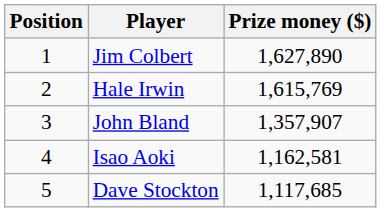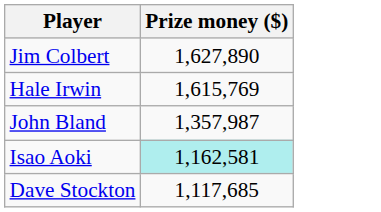- column: (46, 21)
(300, 122) 1,357,907 -> (217, 122) 1,357,987
(300, 156) no background -> (217, 156) paleturquoise background
